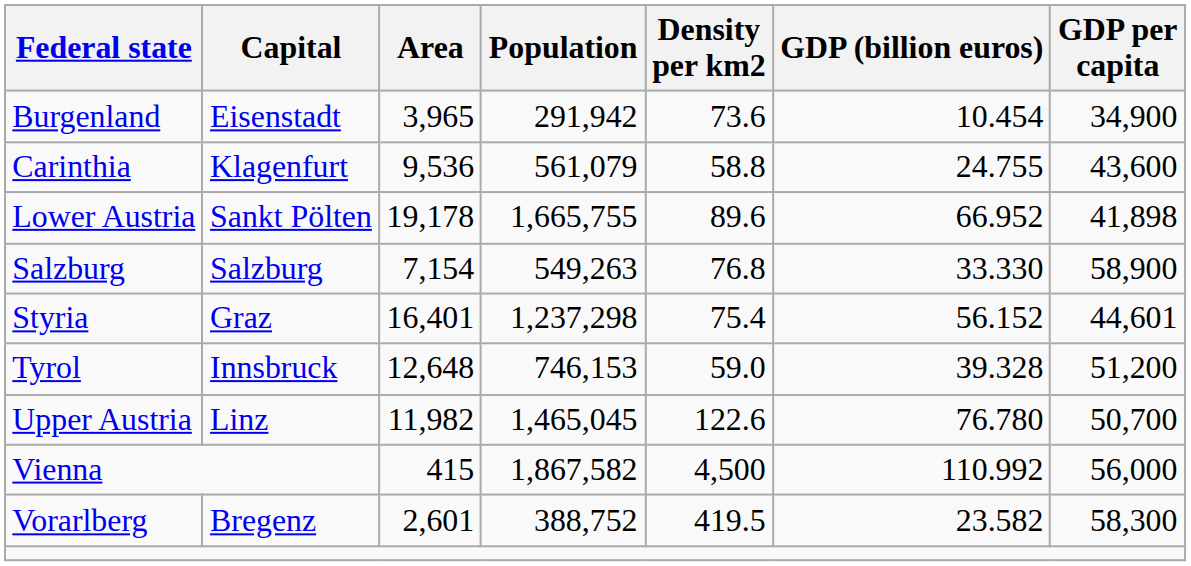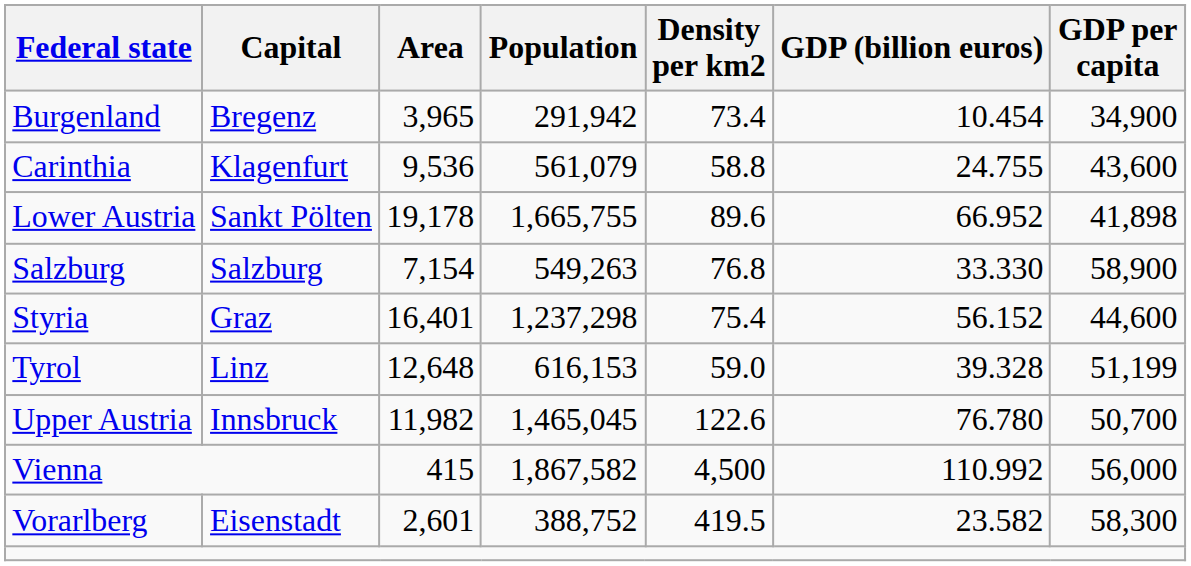(275, 116) Eisenstadt -> (263, 116) Bregenz
(738, 116) 73.6 -> (738, 116) 73.4
(1134, 318) 44,601 -> (1134, 318) 44,600
(274, 368) Innsbruck -> (239, 368) Linz
(586, 368) 746,153 -> (586, 368) 616,153
(1134, 368) 51,200 -> (1134, 368) 51,199
(239, 419) Linz -> (274, 419) Innsbruck
(263, 520) Bregenz -> (275, 520) Eisenstadt
